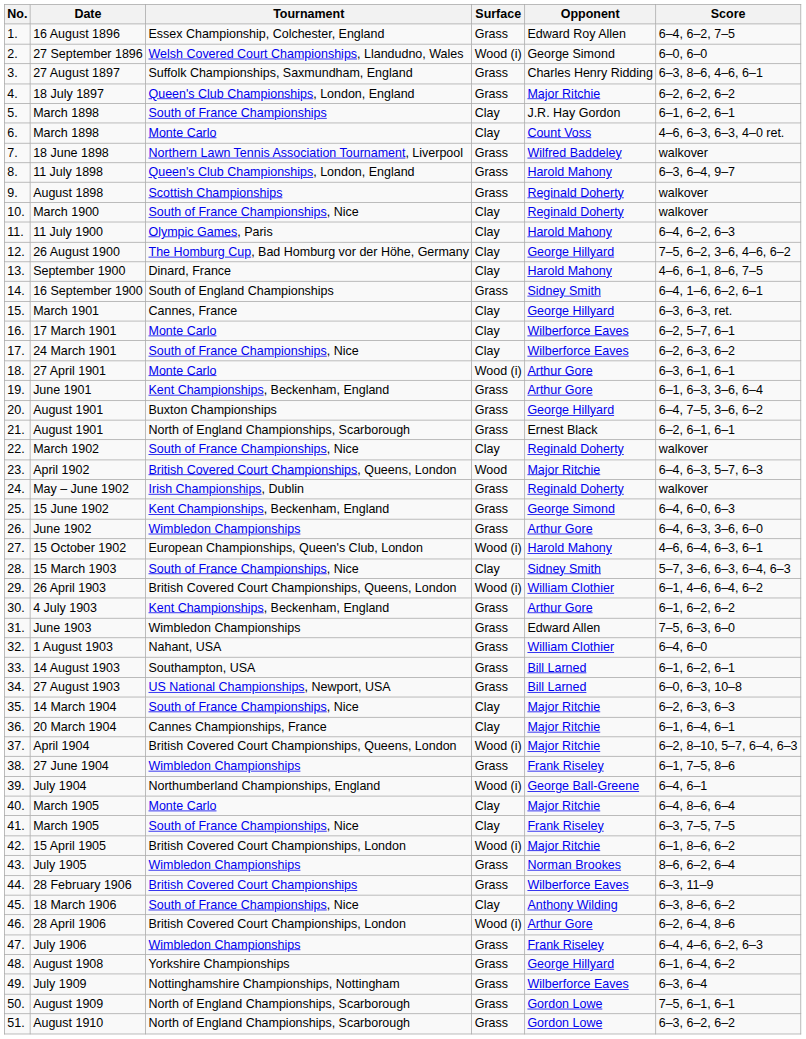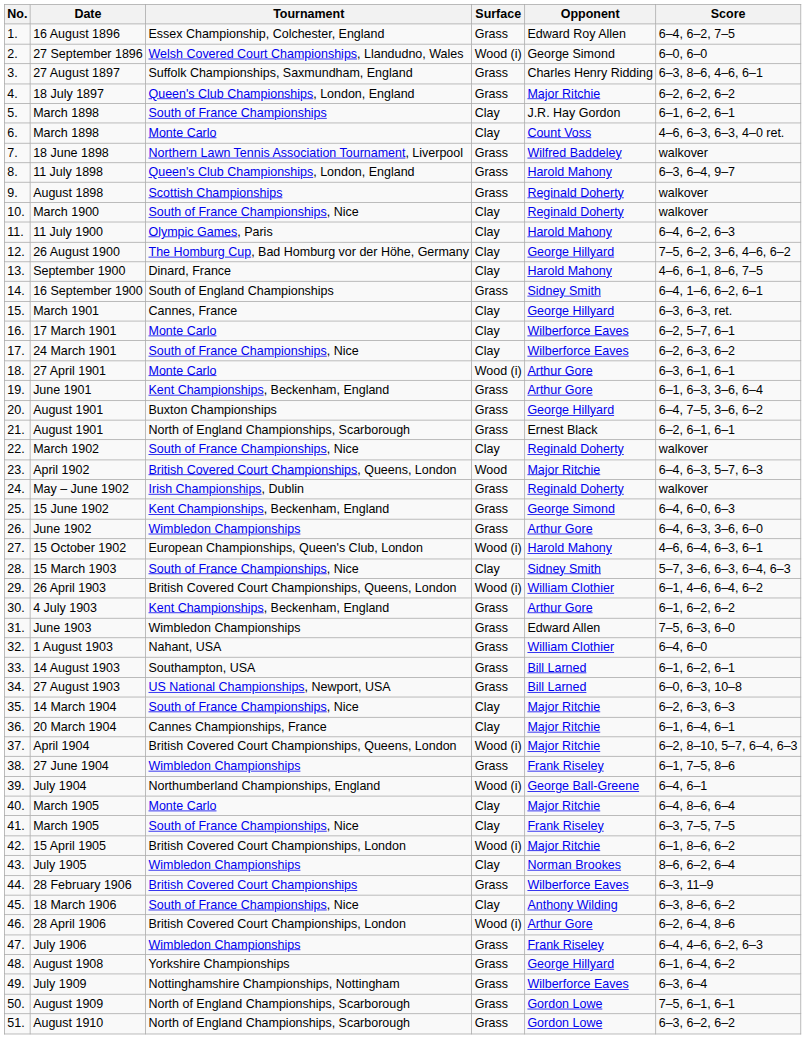(491, 865) Grass -> (487, 865) Clay
